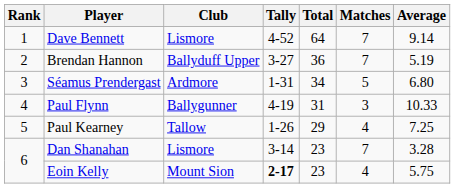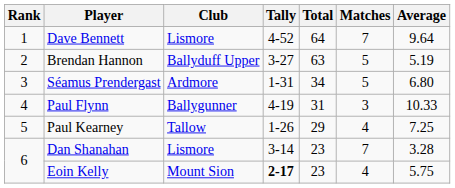(422, 37) 9.14 -> (422, 37) 9.64
(318, 60) 36 -> (318, 60) 63
(365, 60) 7 -> (365, 60) 5
